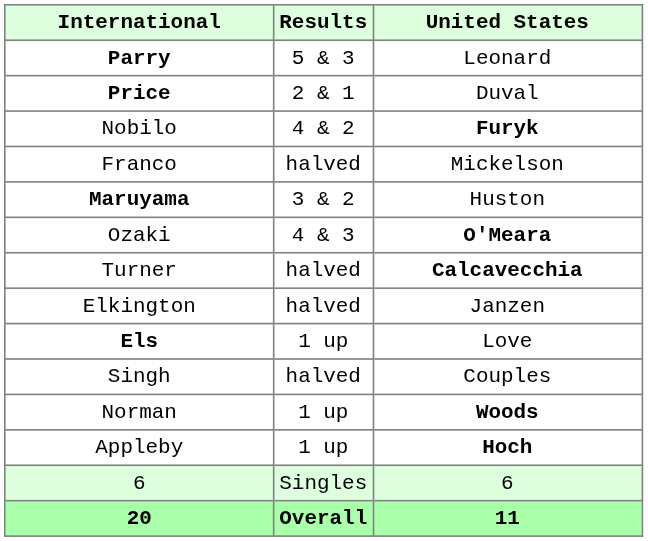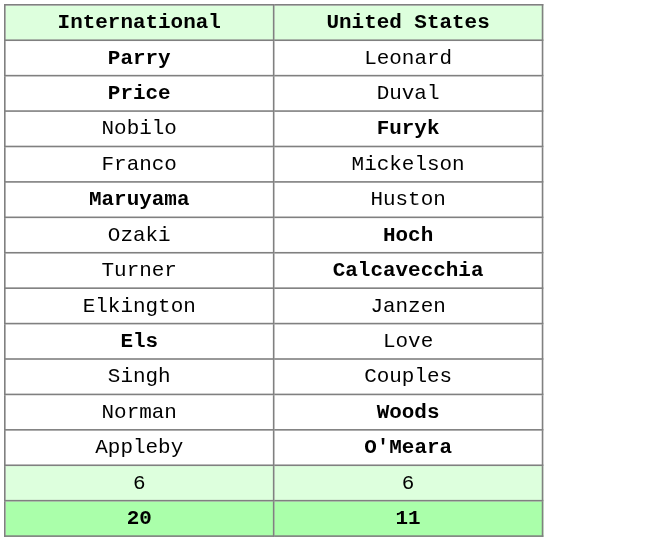- column: (323, 23)
(507, 235) O'Meara -> (408, 235) Hoch
(507, 448) Hoch -> (408, 448) O'Meara
